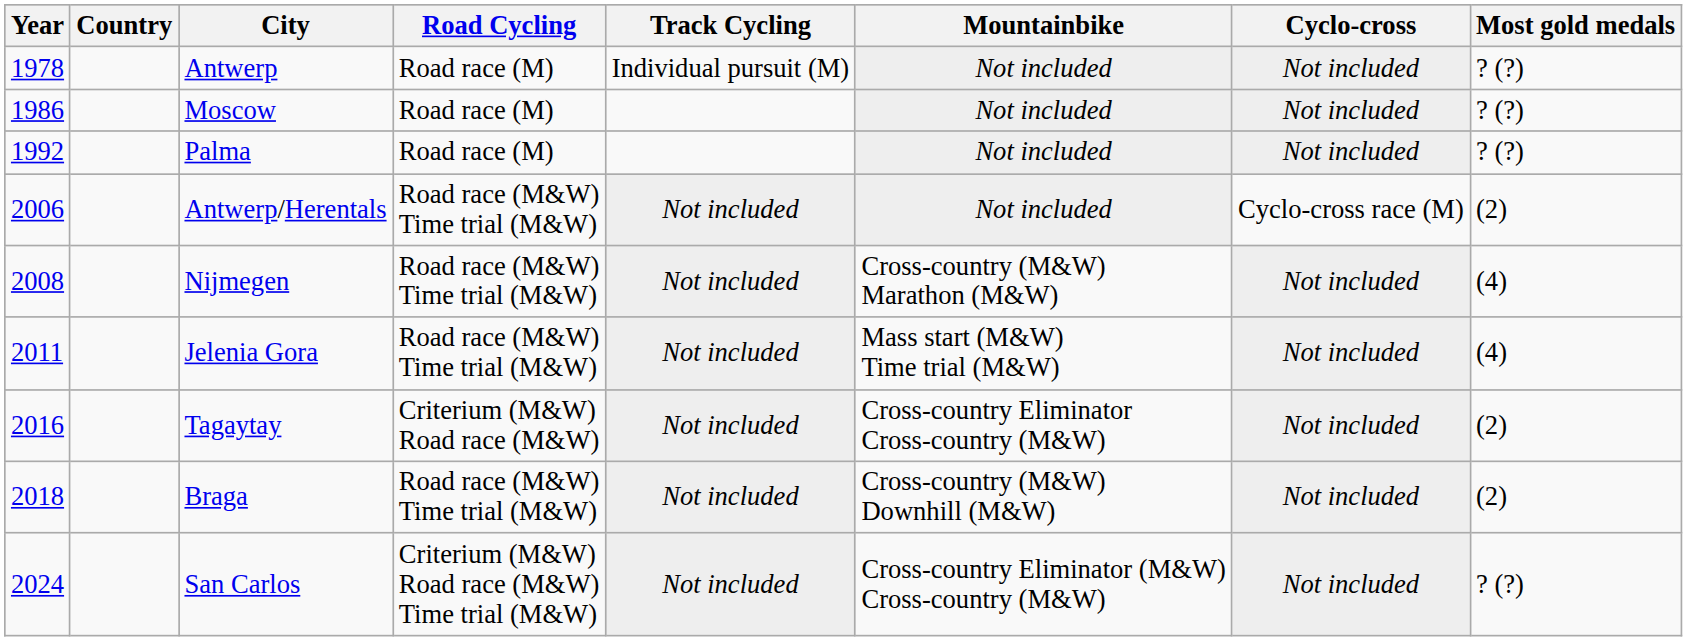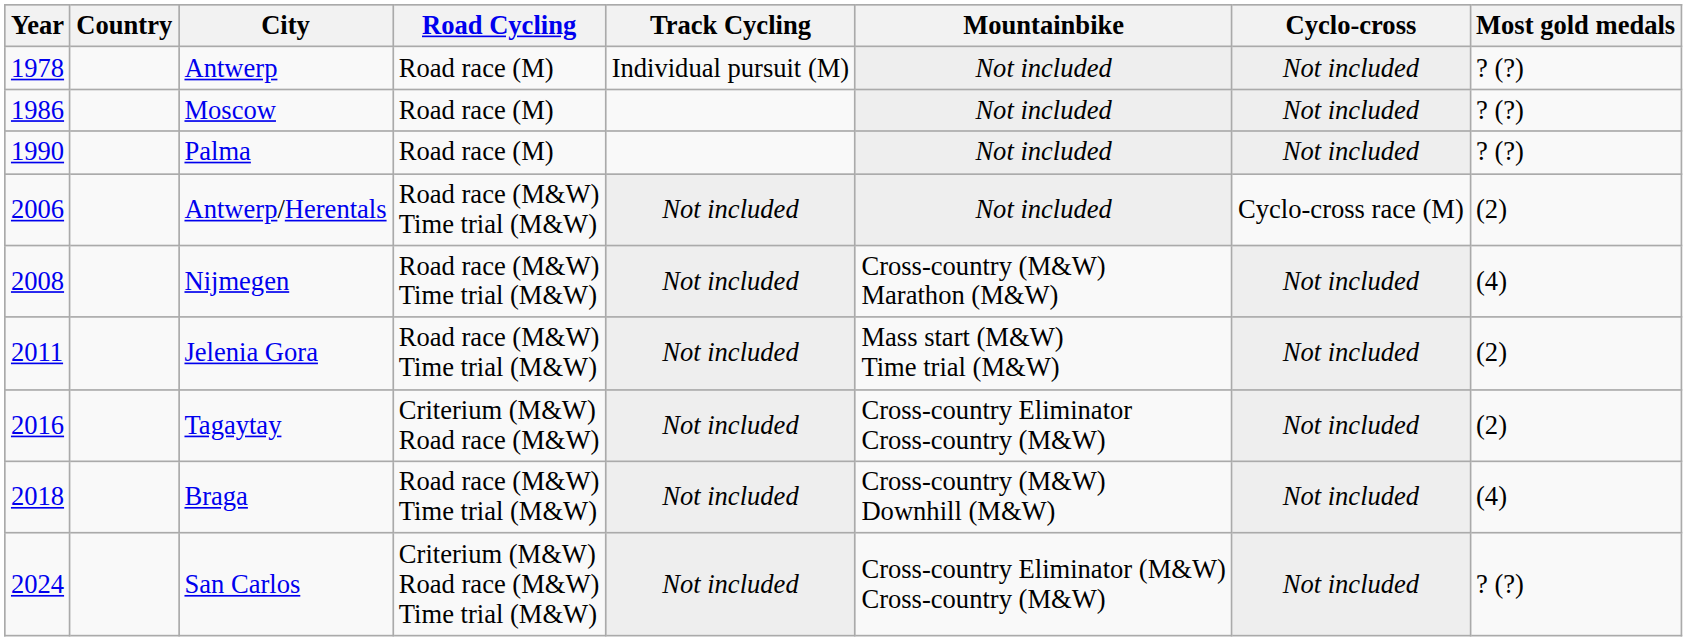(38, 151) 1992 -> (38, 151) 1990
(1491, 352) (4) -> (1491, 352) (2)
(1491, 497) (2) -> (1491, 497) (4)
